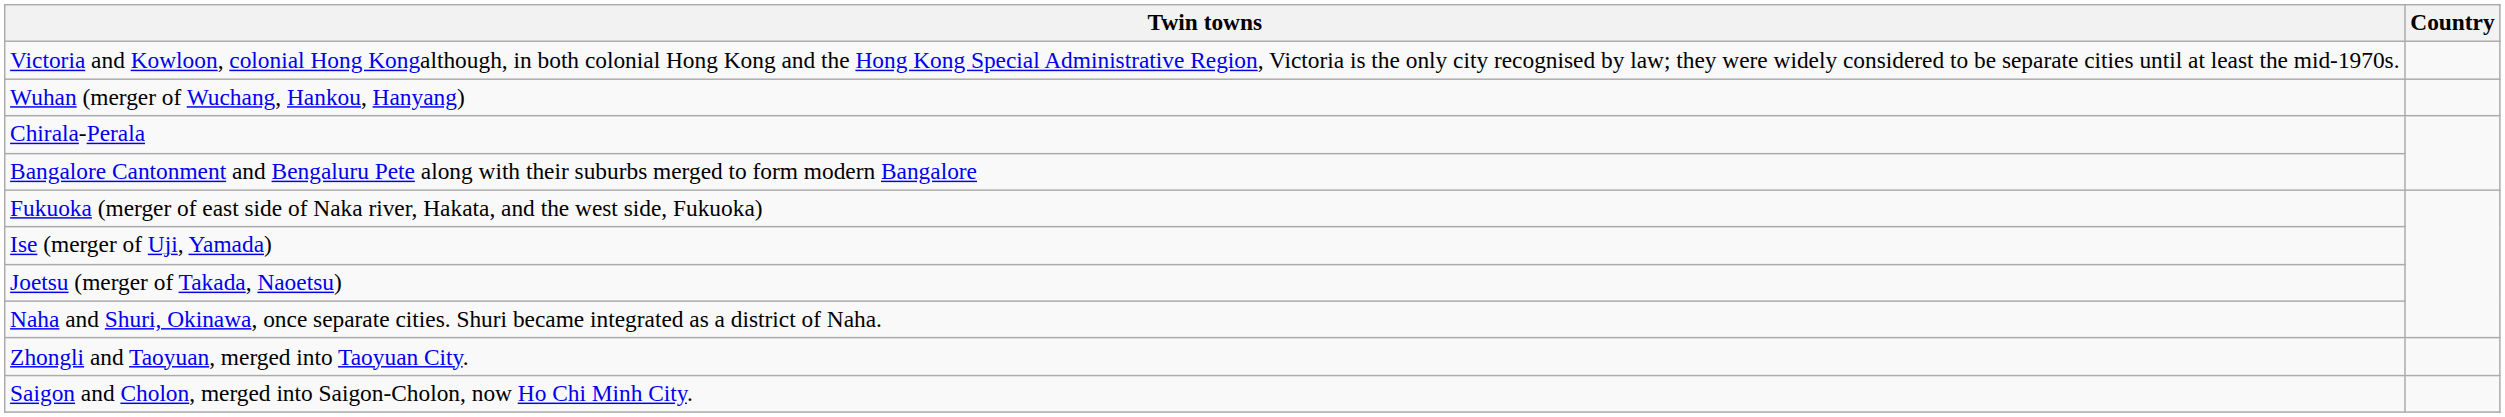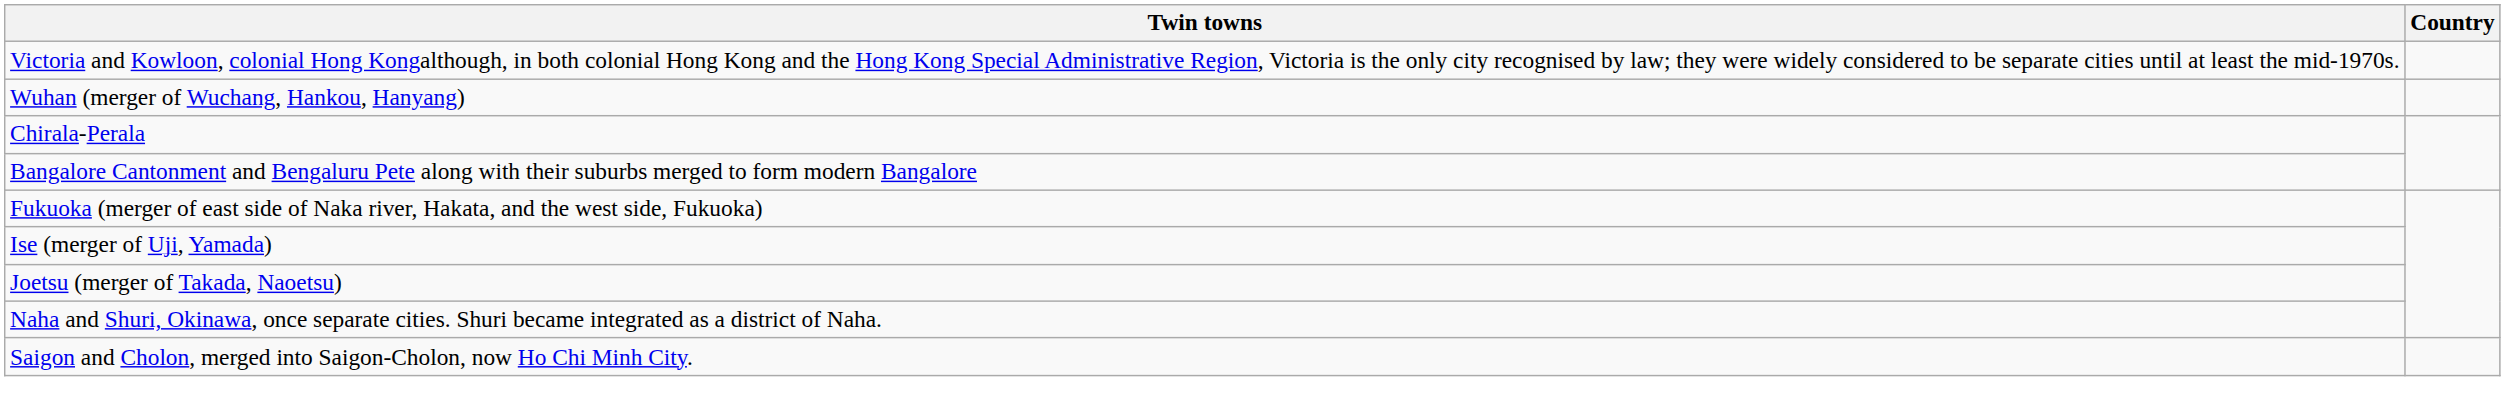- row: (239, 356)
